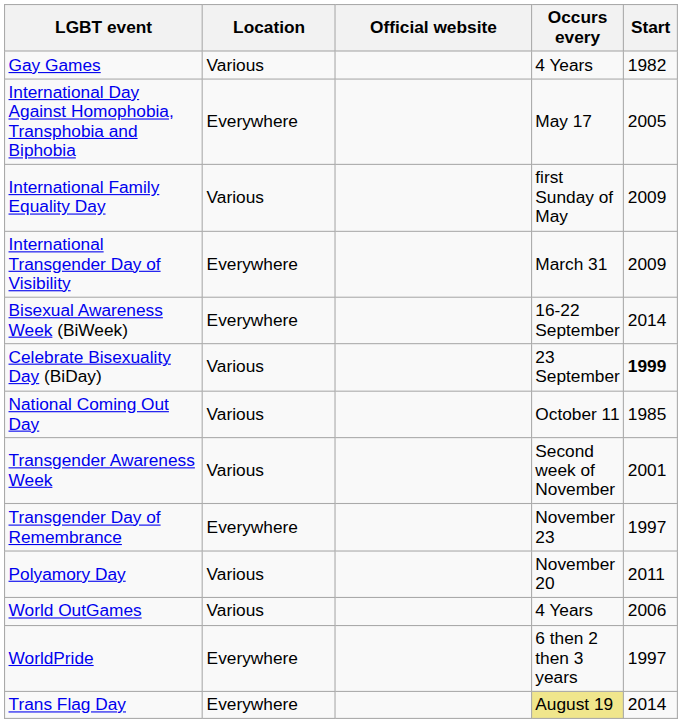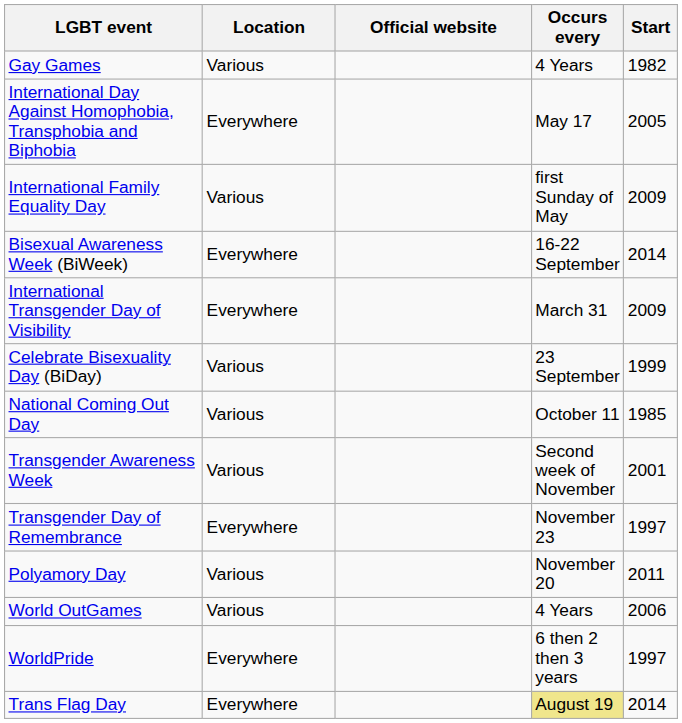rows swapped: (85, 263) <-> (86, 320)
(647, 367) bold -> (647, 367) normal
